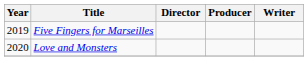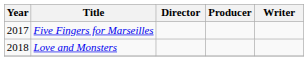(18, 30) 2019 -> (18, 30) 2017
(18, 47) 2020 -> (18, 47) 2018
